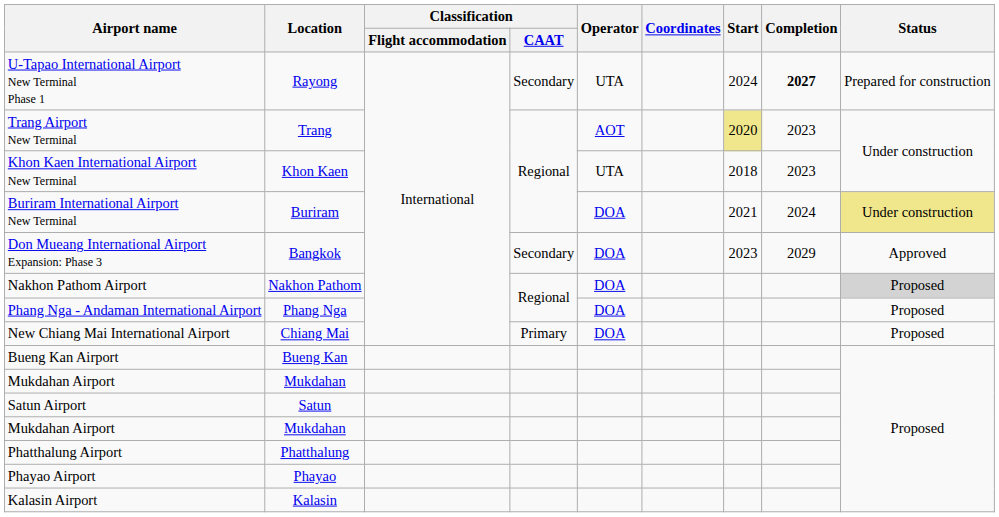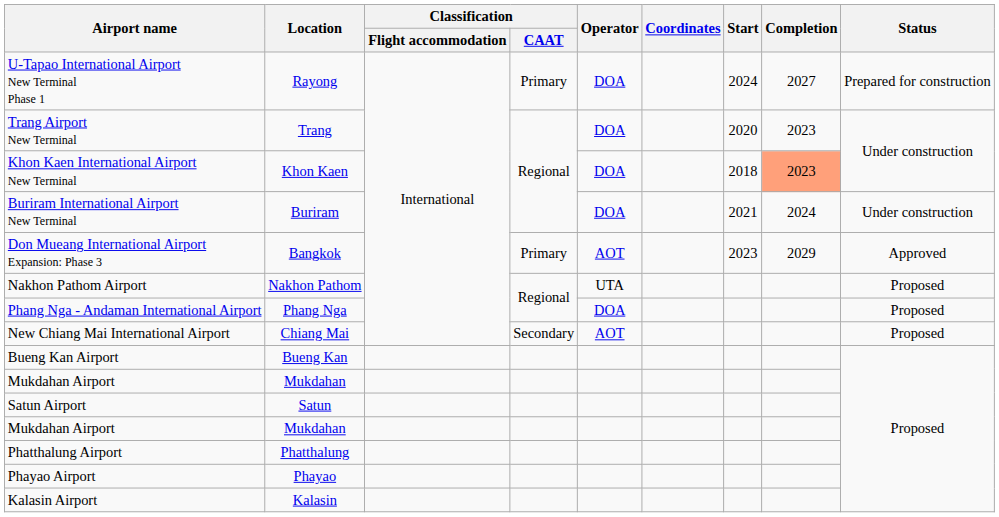(544, 81) Secondary -> (544, 81) Primary
(610, 81) UTA -> (610, 81) DOA
(801, 81) bold -> (801, 81) normal
(610, 130) AOT -> (610, 130) DOA
(743, 130) khaki background -> (743, 130) no background
(610, 171) UTA -> (610, 171) DOA
(801, 171) no background -> (801, 171) lightsalmon background
(917, 212) khaki background -> (917, 212) no background
(544, 253) Secondary -> (544, 253) Primary
(610, 253) DOA -> (610, 253) AOT
(610, 285) DOA -> (610, 285) UTA
(917, 285) lightgrey background -> (917, 285) no background
(544, 333) Primary -> (544, 333) Secondary
(610, 333) DOA -> (610, 333) AOT
